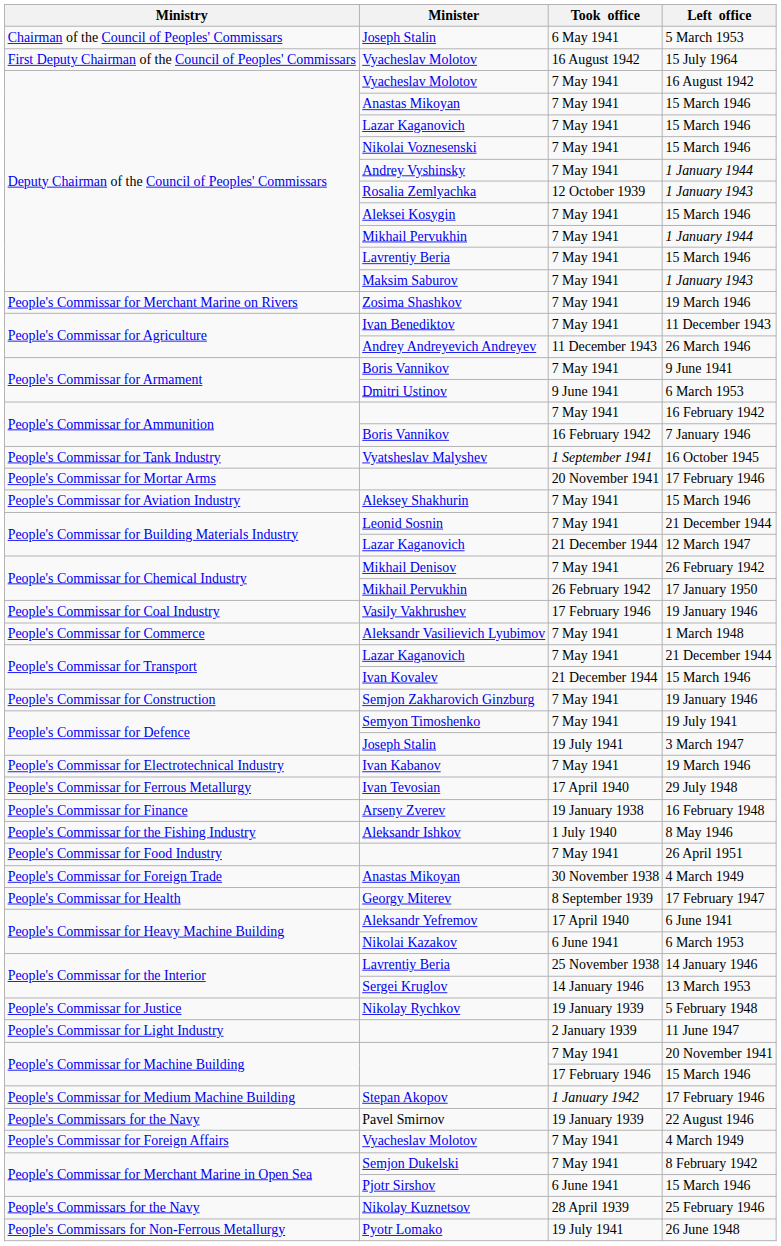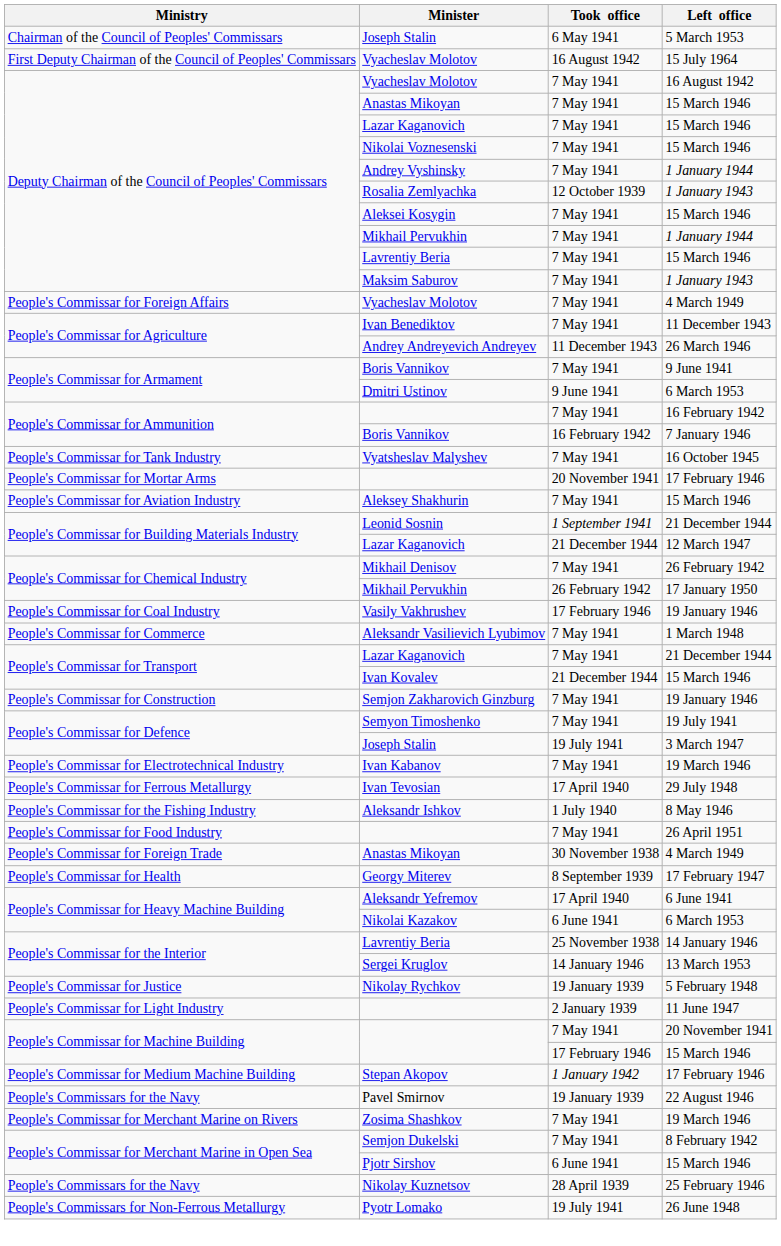rows swapped: (420, 1141) <-> (412, 302)
(602, 457) 1 September 1941 -> (585, 457) 7 May 1941
(585, 523) 7 May 1941 -> (602, 523) 1 September 1941
- row: (404, 810)
